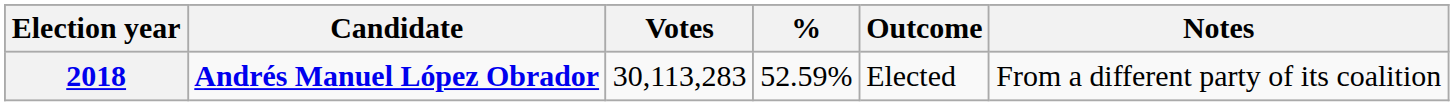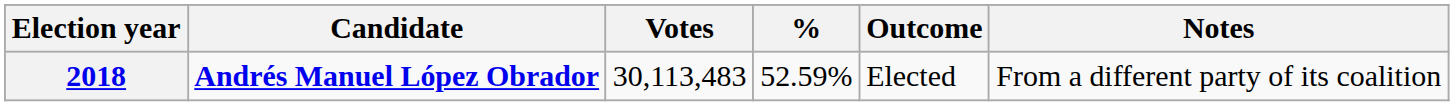(680, 75) 30,113,283 -> (680, 75) 30,113,483
